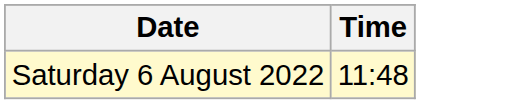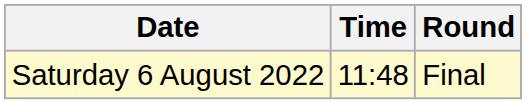+ column: (469, 27)
